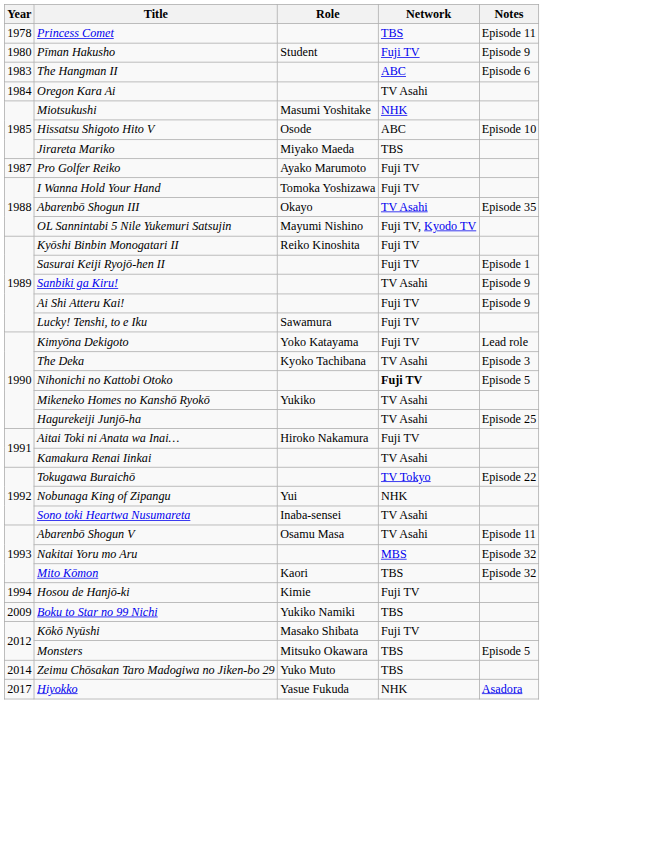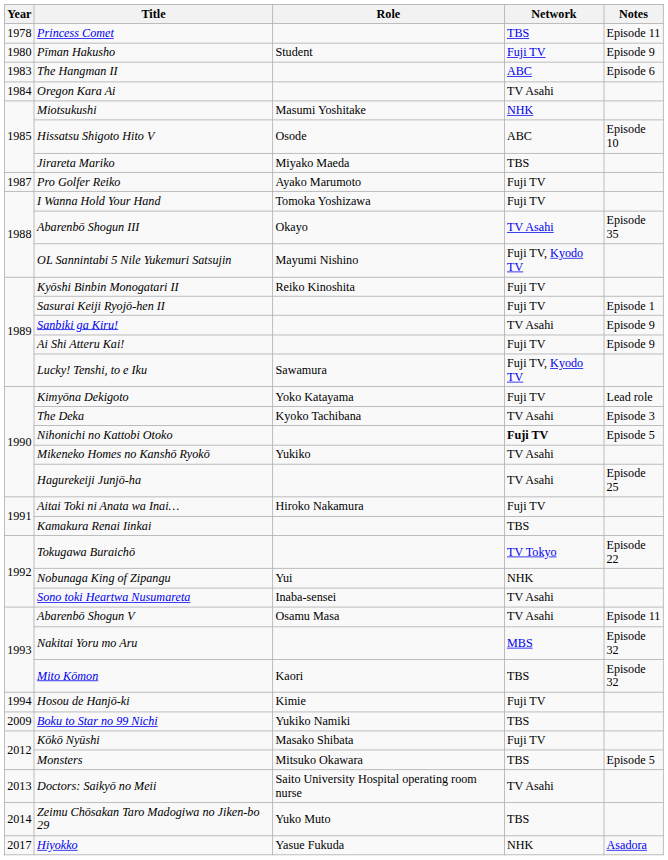(400, 322) Fuji TV -> (545, 370) Fuji TV, Kyodo TV
(404, 457) TV Asahi -> (518, 526) TBS
+ row: (97, 786)
